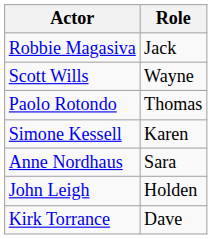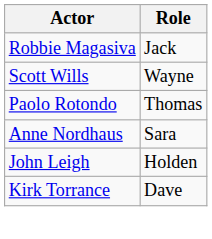- row: (65, 133)
